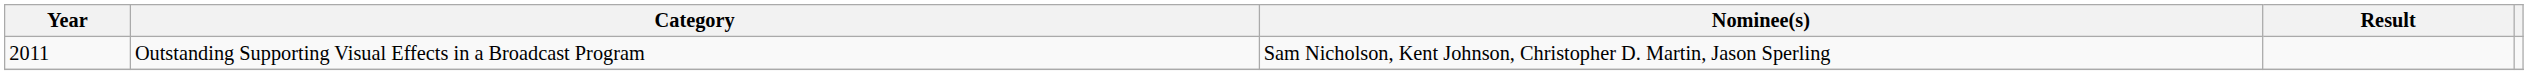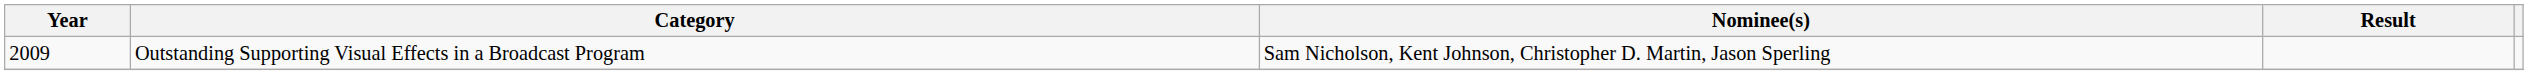(29, 52) 2011 -> (30, 52) 2009
